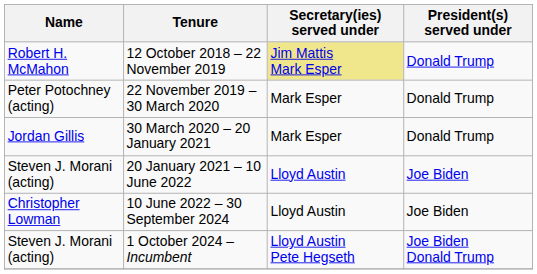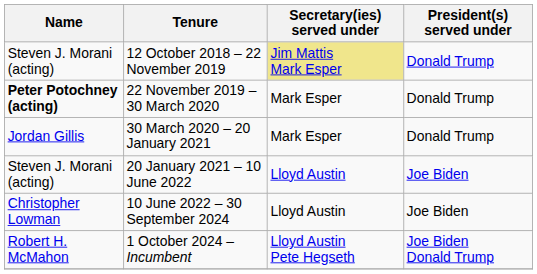(38, 61) Robert H. McMahon -> (60, 61) Steven J. Morani (acting)
(59, 98) normal -> (63, 98) bold
(60, 249) Steven J. Morani (acting) -> (38, 249) Robert H. McMahon
